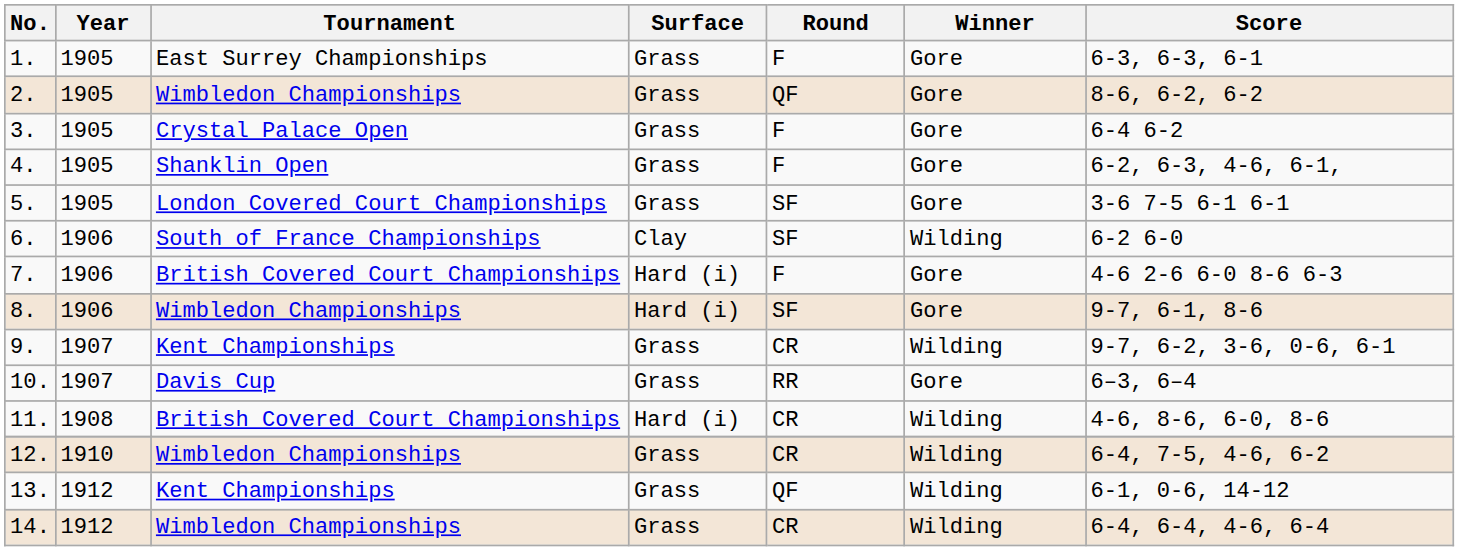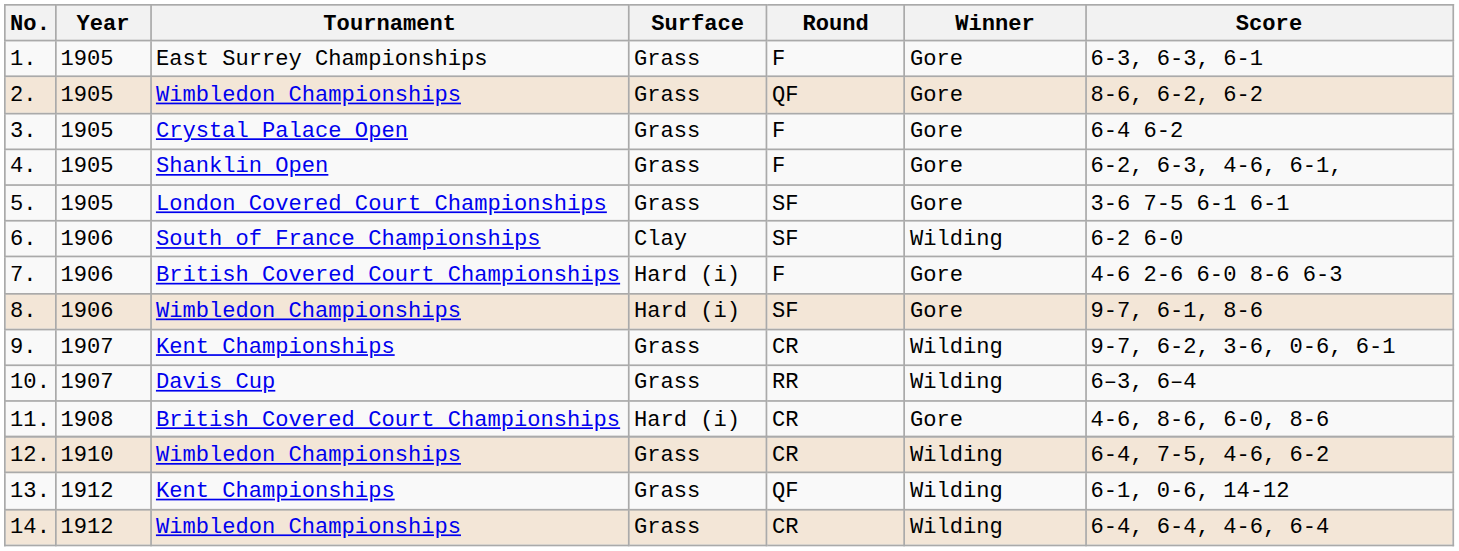(937, 383) Gore -> (956, 383) Wilding
(956, 419) Wilding -> (937, 419) Gore
